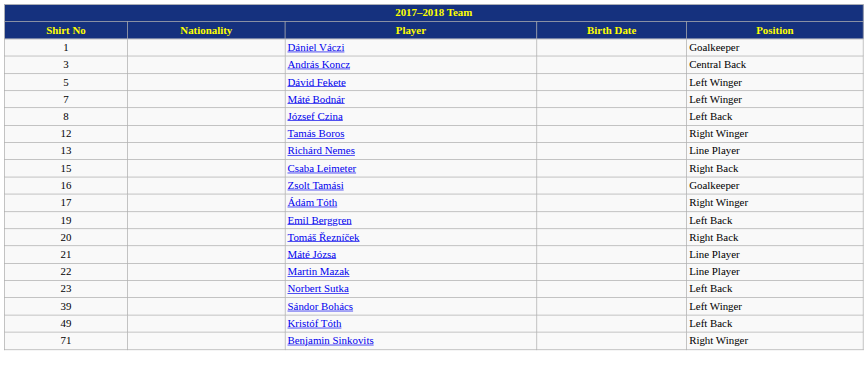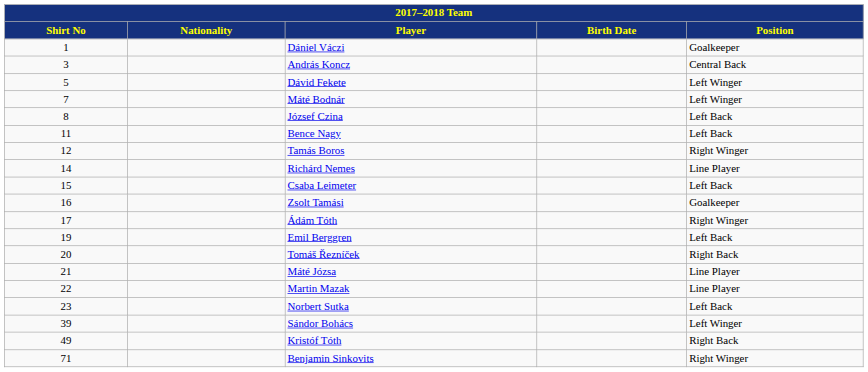+ row: (314, 133)
(66, 151) 13 -> (66, 168) 14
(714, 168) Right Back -> (711, 185) Left Back
(711, 323) Left Back -> (714, 340) Right Back
